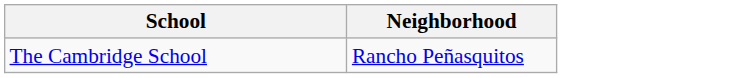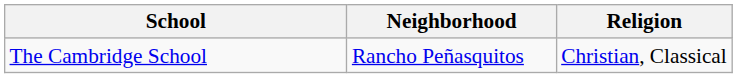+ column: (644, 21)
